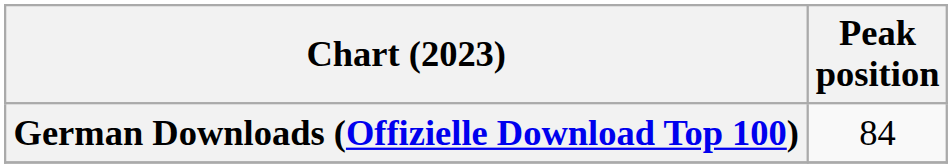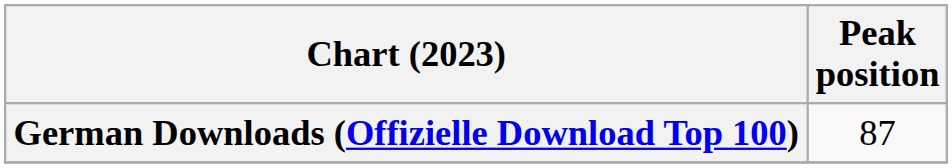(878, 132) 84 -> (878, 132) 87
